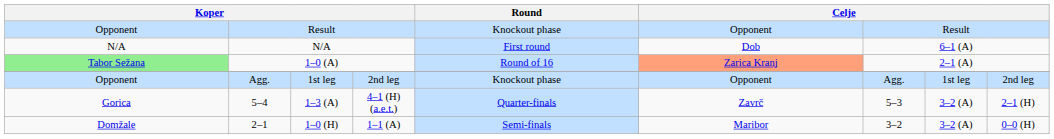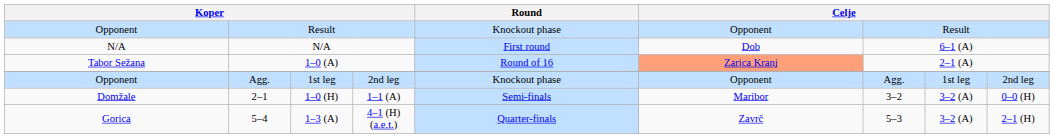(116, 63) lightgreen background -> (116, 63) no background
rows swapped: (260, 102) <-> (260, 125)
